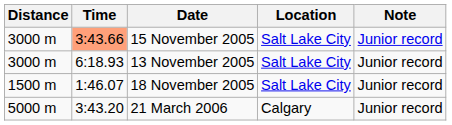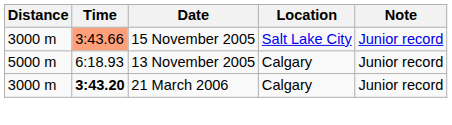(32, 62) 3000 m -> (32, 62) 5000 m
(306, 62) Salt Lake City -> (287, 62) Calgary
- row: (192, 85)
(32, 108) 5000 m -> (32, 85) 3000 m
(100, 108) normal -> (100, 85) bold
